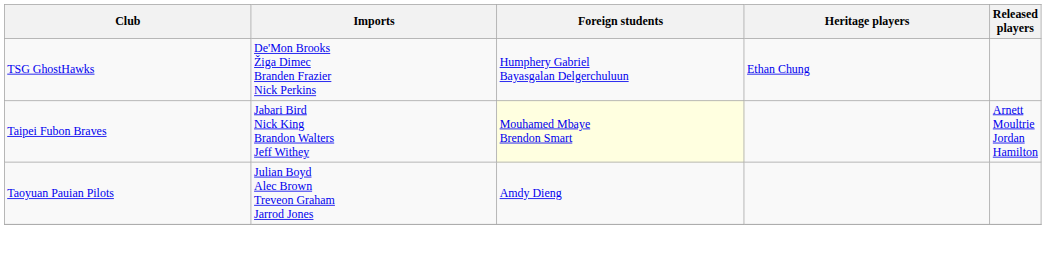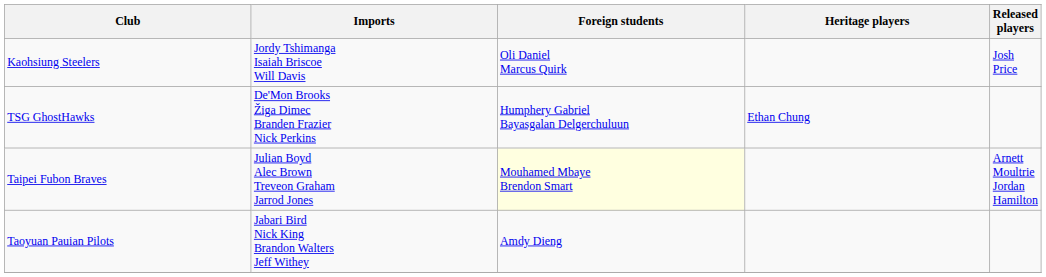+ row: (53, 62)
(294, 131) Jabari Bird Nick King Brandon Walters Jeff Withey -> (294, 179) Julian Boyd Alec Brown Treveon Graham Jarrod Jones
(294, 193) Julian Boyd Alec Brown Treveon Graham Jarrod Jones -> (294, 241) Jabari Bird Nick King Brandon Walters Jeff Withey
